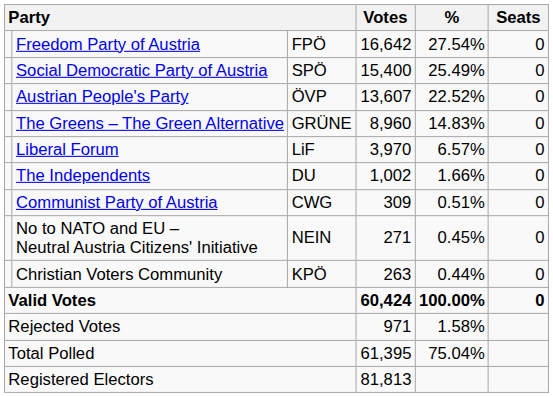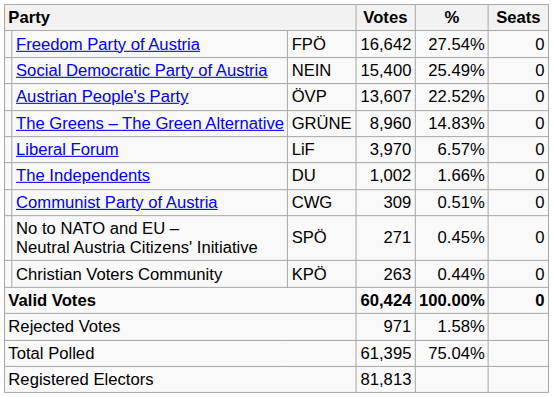(309, 70) SPÖ -> (312, 70) NEIN
(312, 238) NEIN -> (309, 238) SPÖ
